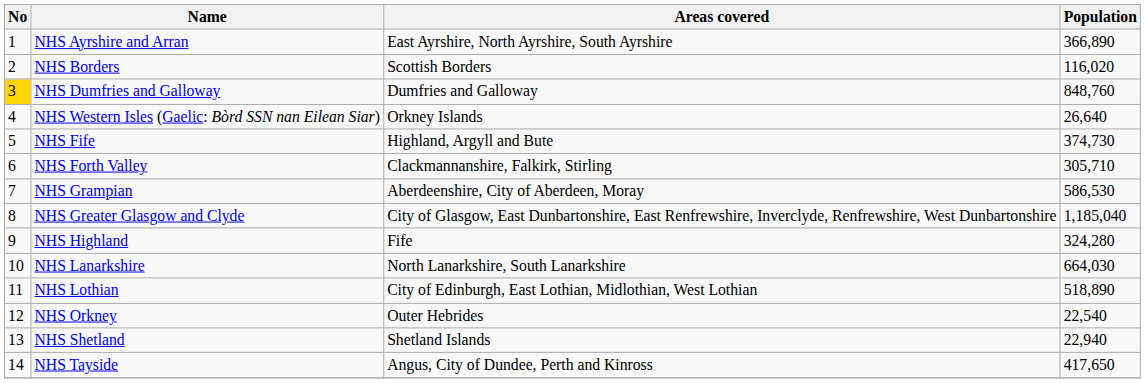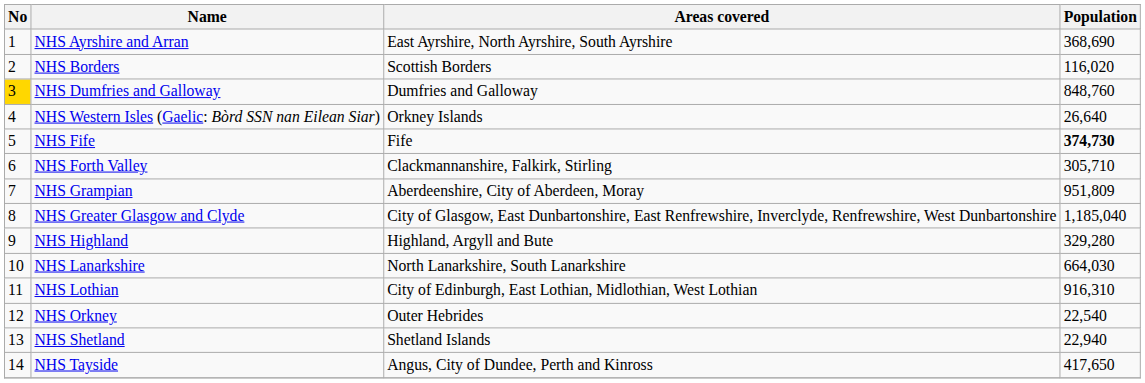(1089, 41) 366,890 -> (1089, 41) 368,690
(470, 141) Highland, Argyll and Bute -> (400, 141) Fife
(1089, 141) normal -> (1089, 141) bold
(1089, 191) 586,530 -> (1089, 191) 951,809
(400, 240) Fife -> (470, 240) Highland, Argyll and Bute
(1089, 240) 324,280 -> (1089, 240) 329,280
(1089, 290) 518,890 -> (1089, 290) 916,310
